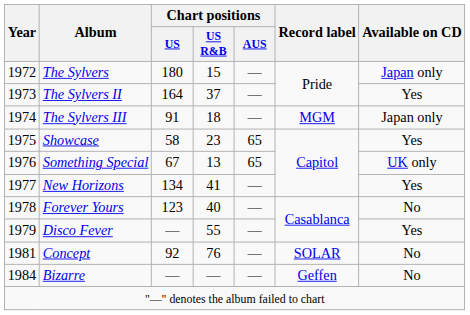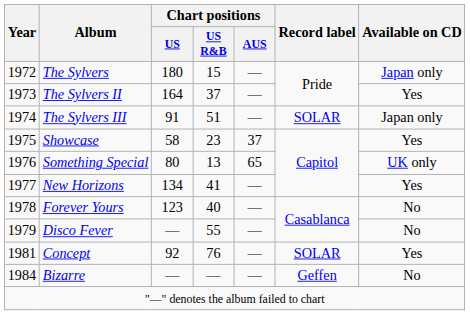(213, 117) 18 -> (213, 117) 51
(317, 117) MGM -> (317, 117) SOLAR
(255, 140) 65 -> (255, 140) 37
(172, 162) 67 -> (172, 162) 80
(412, 230) Yes -> (412, 230) No
(412, 253) No -> (412, 253) Yes
